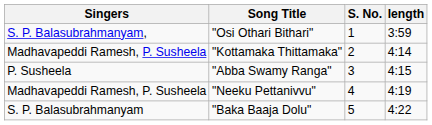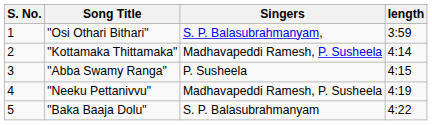columns swapped: (365, 14) <-> (107, 14)
